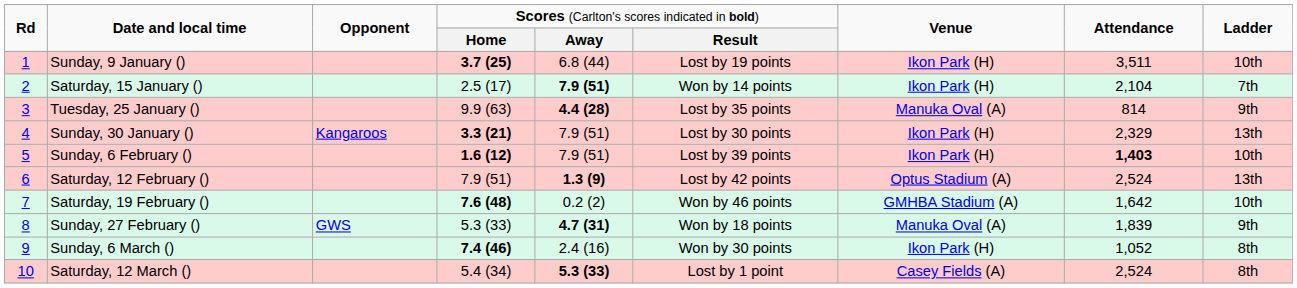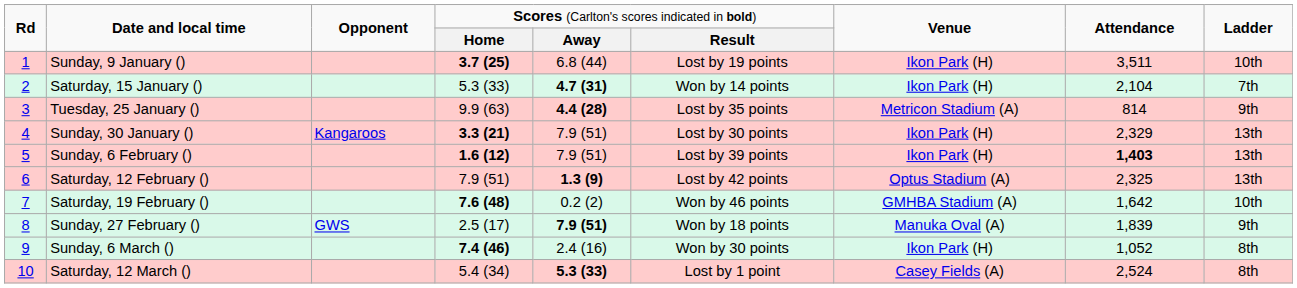(486, 86) 2.5 (17) -> (484, 86) 5.3 (33)
(584, 86) 7.9 (51) -> (582, 86) 4.7 (31)
(951, 109) Manuka Oval (A) -> (950, 109) Metricon Stadium (A)
(1248, 156) 10th -> (1248, 156) 13th
(1134, 179) 2,524 -> (1134, 179) 2,325
(486, 225) 5.3 (33) -> (484, 225) 2.5 (17)
(584, 225) 4.7 (31) -> (582, 225) 7.9 (51)
